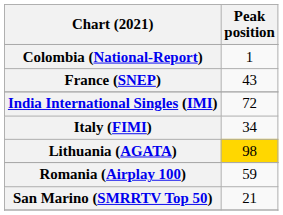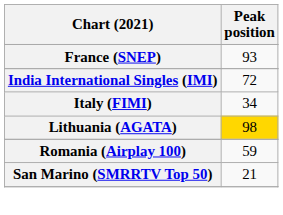- row: (113, 56)
(250, 80) 43 -> (250, 56) 93
